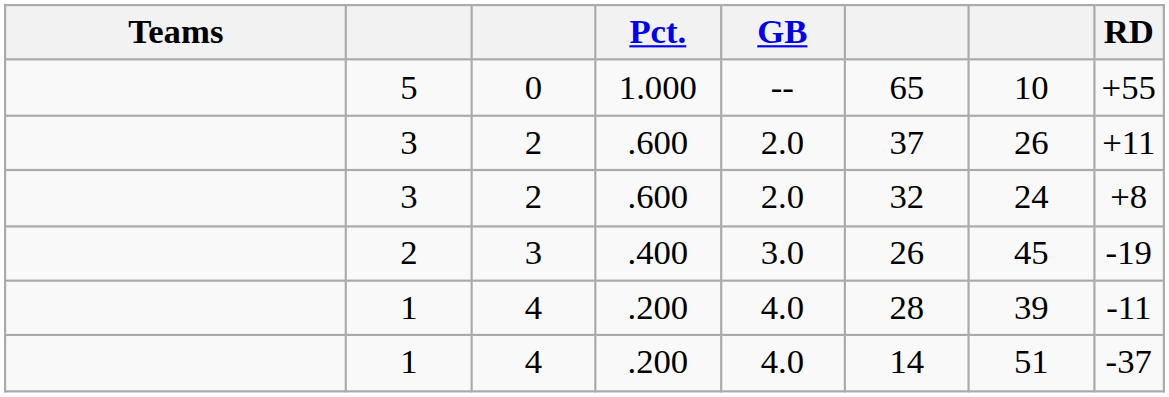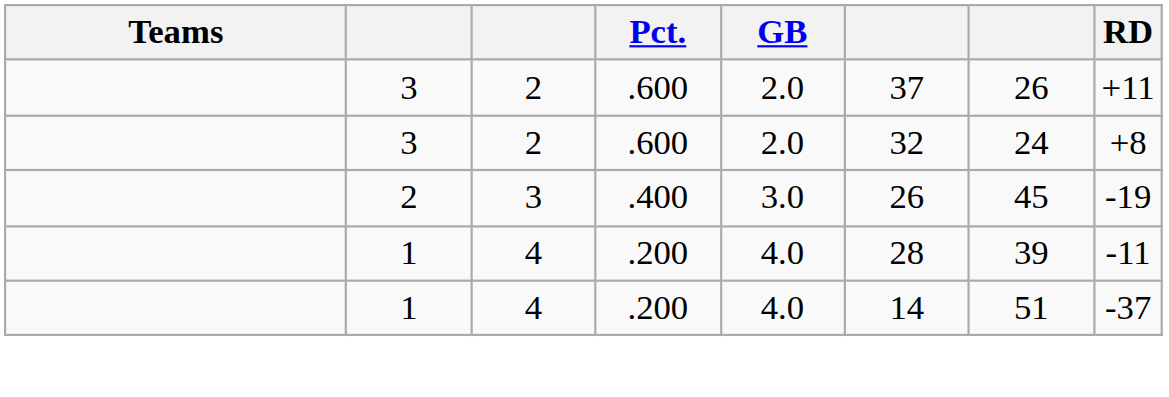- row: (409, 87)
